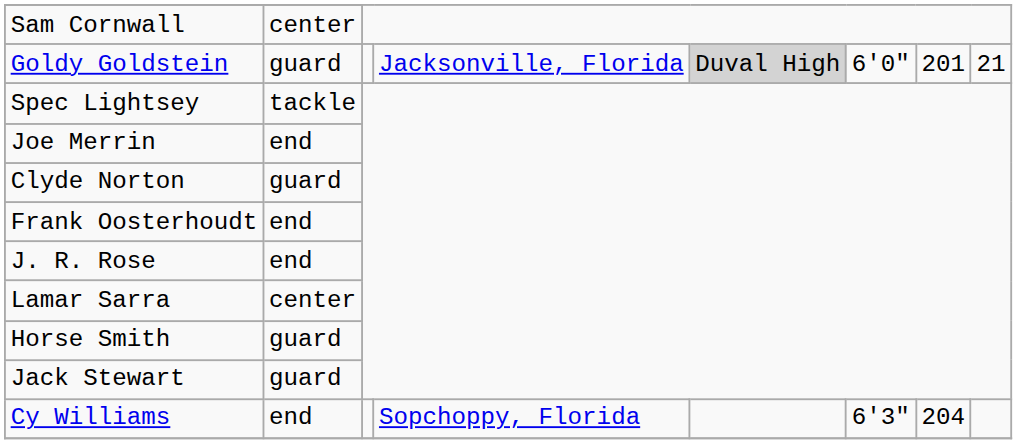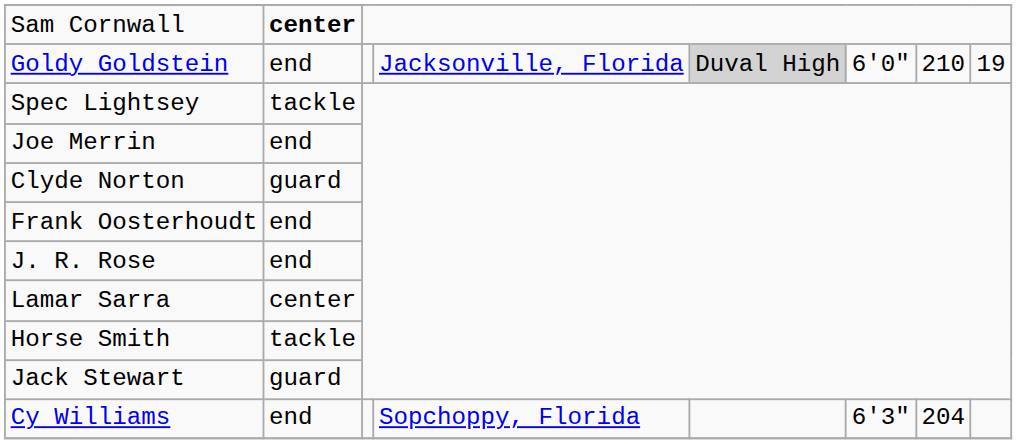(312, 25) normal -> (312, 25) bold
(305, 64) guard -> (291, 64) end
(943, 64) 201 -> (943, 64) 210
(991, 64) 21 -> (991, 64) 19
(305, 340) guard -> (312, 340) tackle
